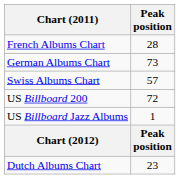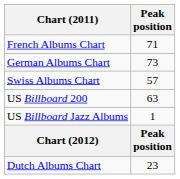(153, 44) 28 -> (153, 44) 71
(153, 98) 72 -> (153, 98) 63
